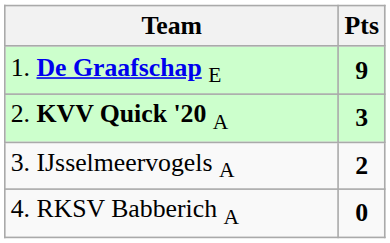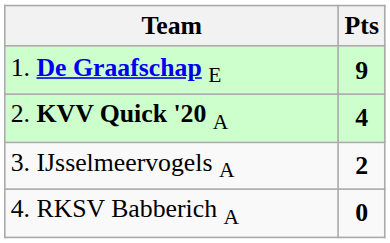(362, 117) 3 -> (362, 117) 4
